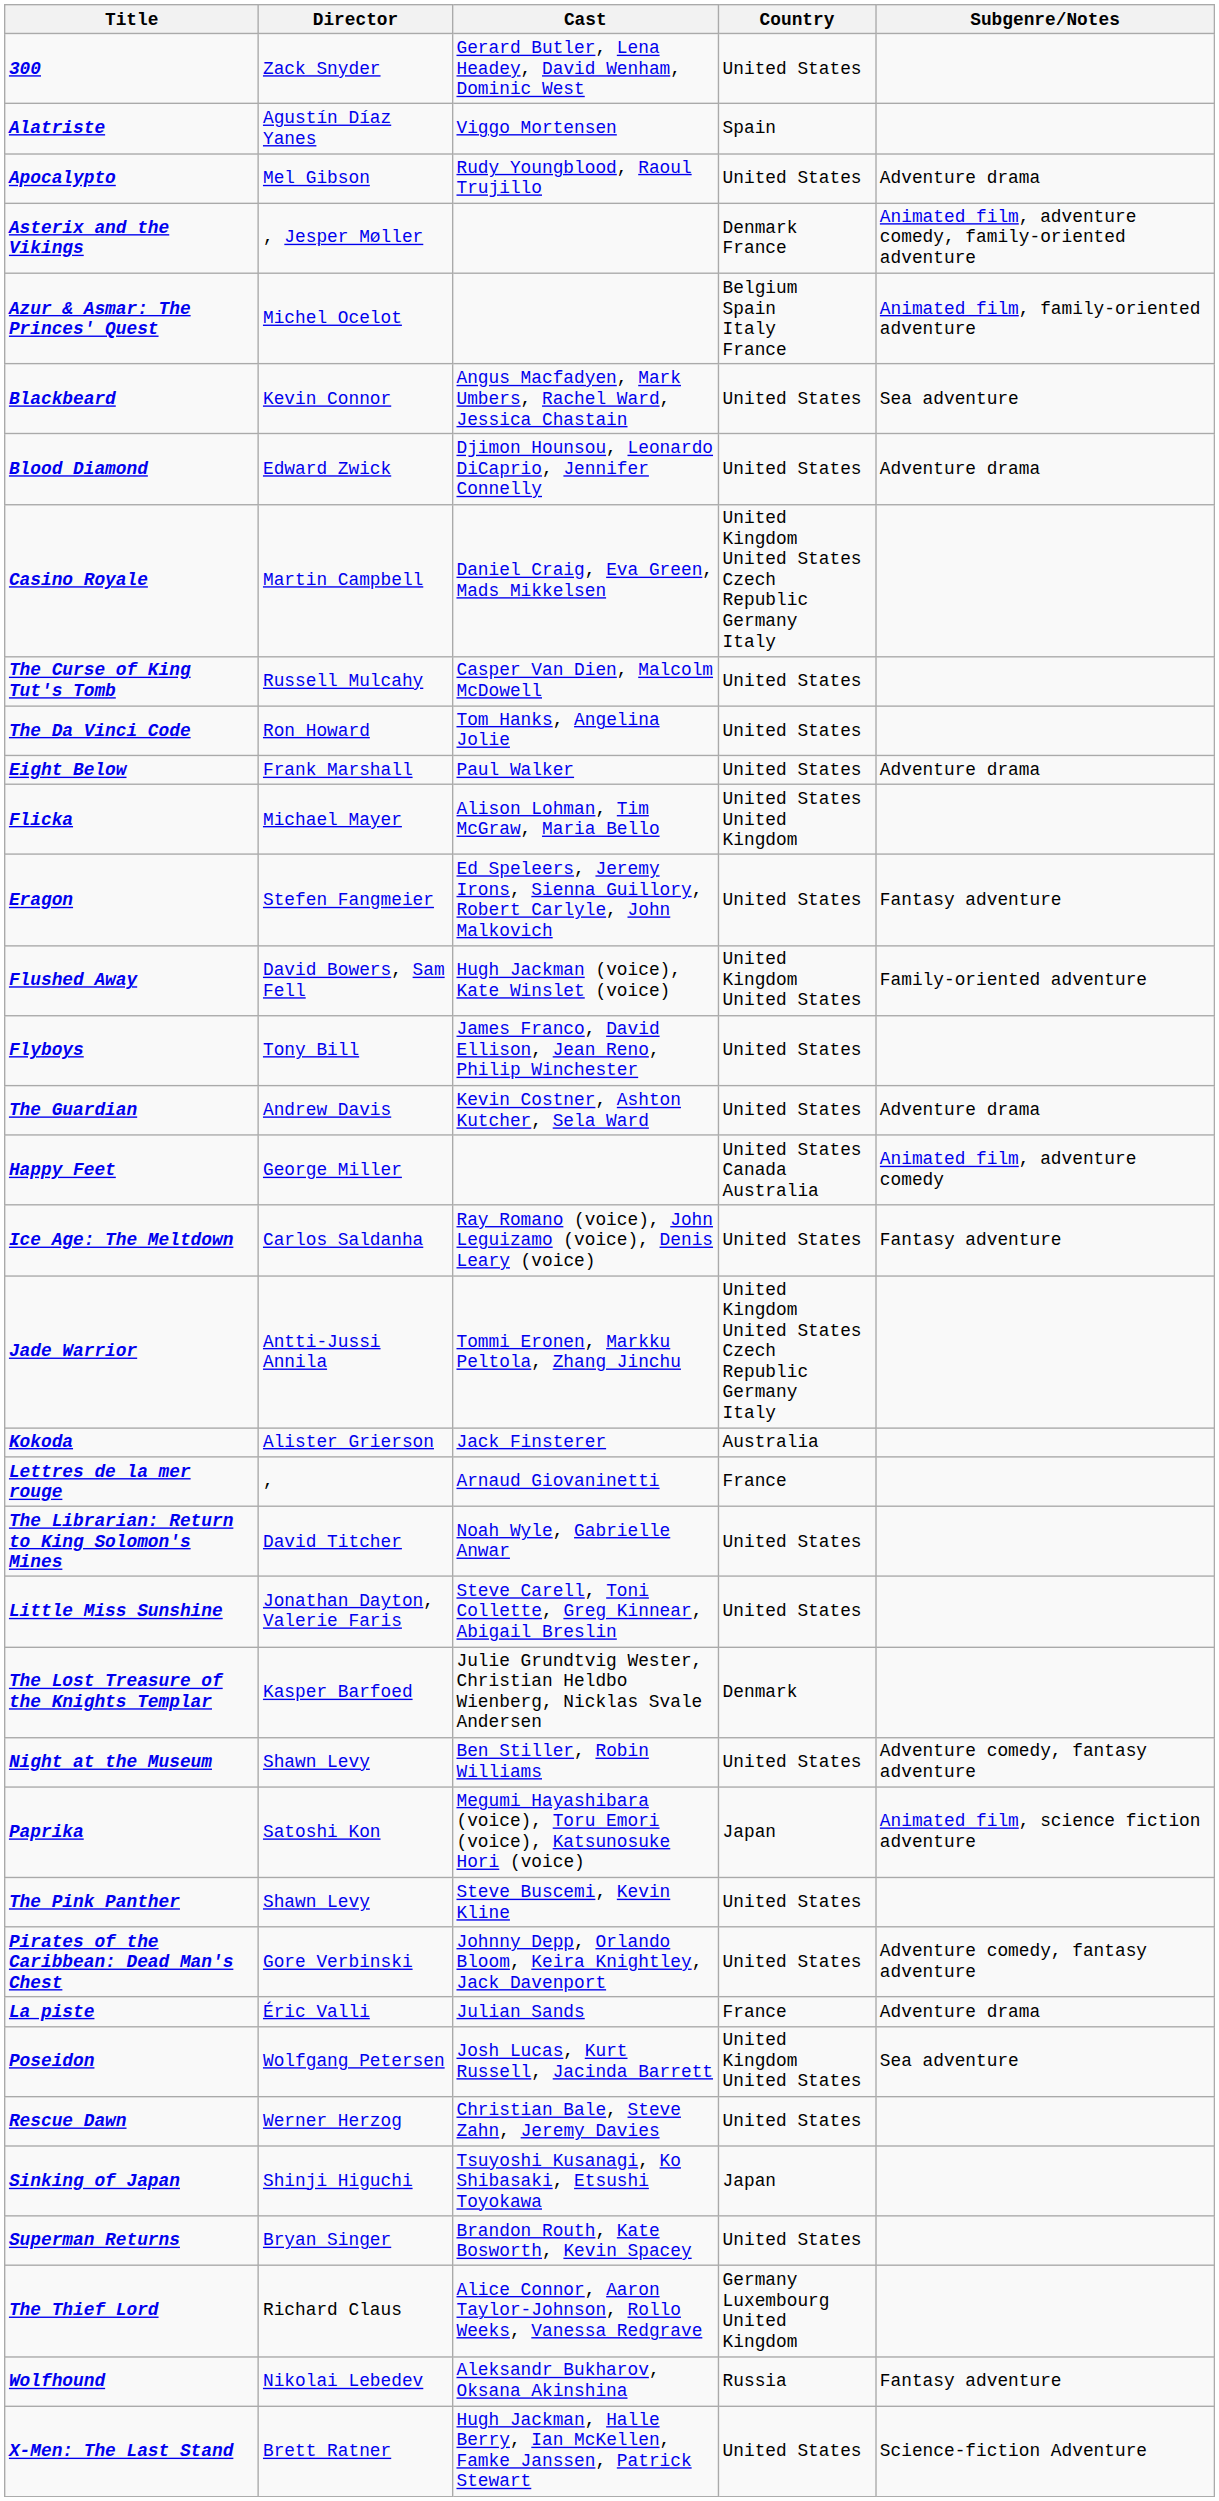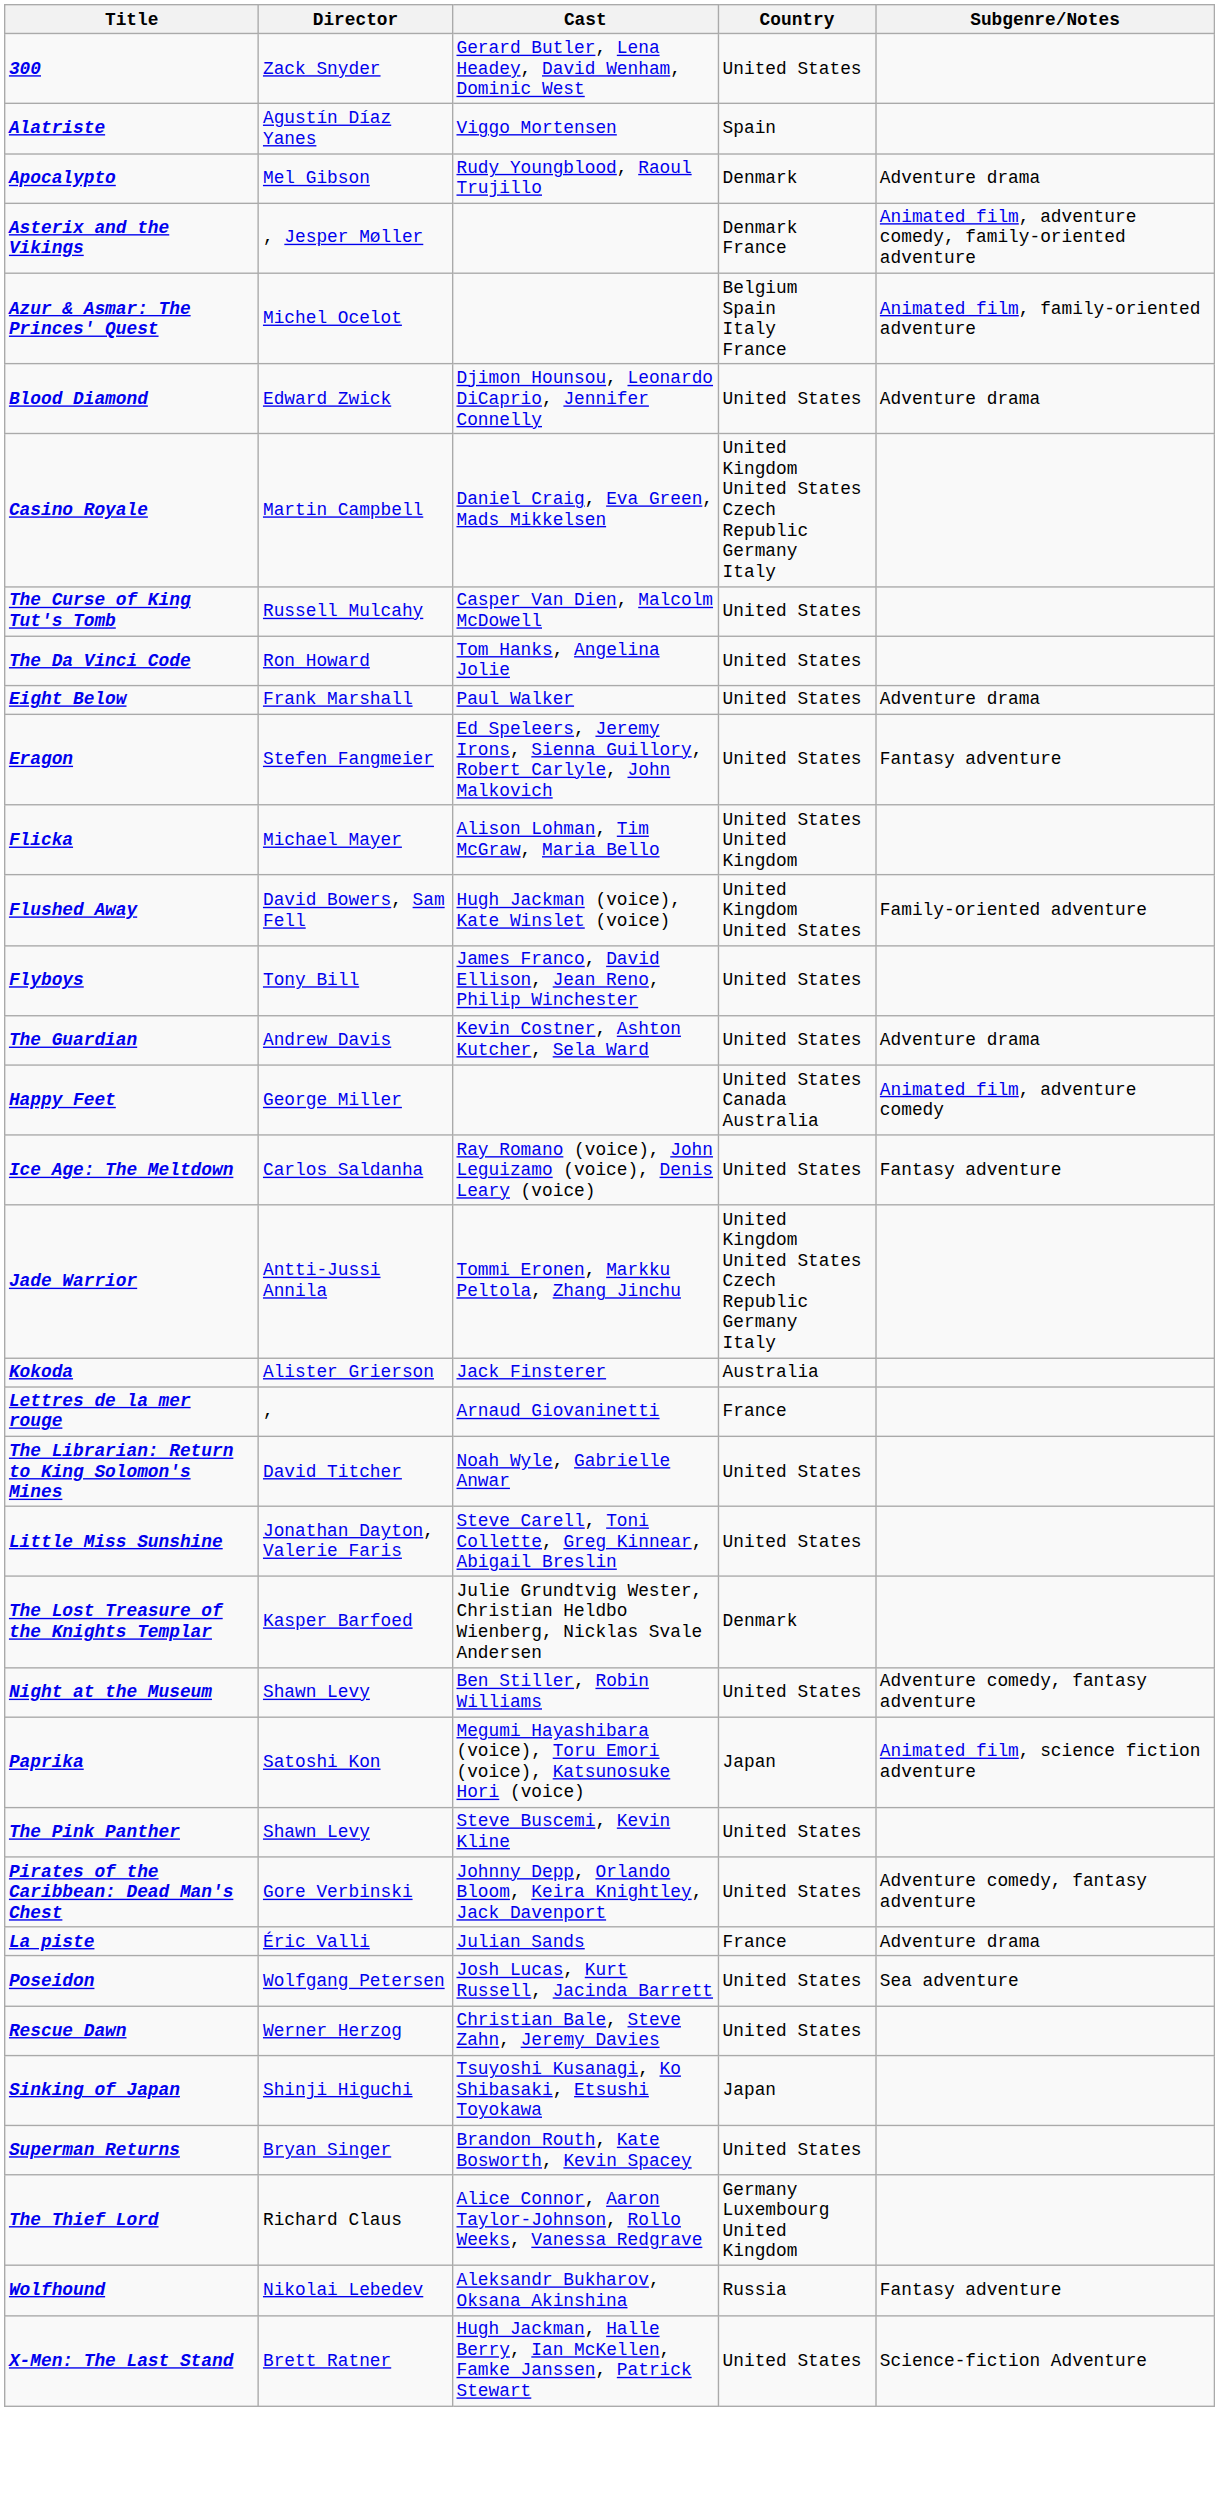(792, 178) United States -> (760, 178) Denmark
- row: (62, 399)
rows swapped: (41, 900) <-> (41, 820)
(792, 2061) United Kingdom United States -> (792, 1981) United States
